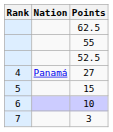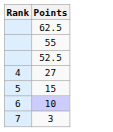- column: (50, 12)
